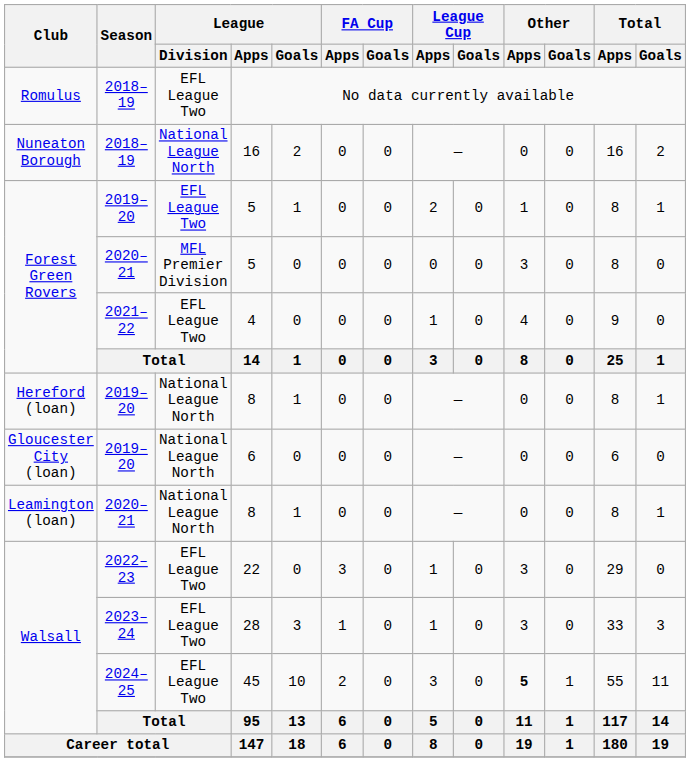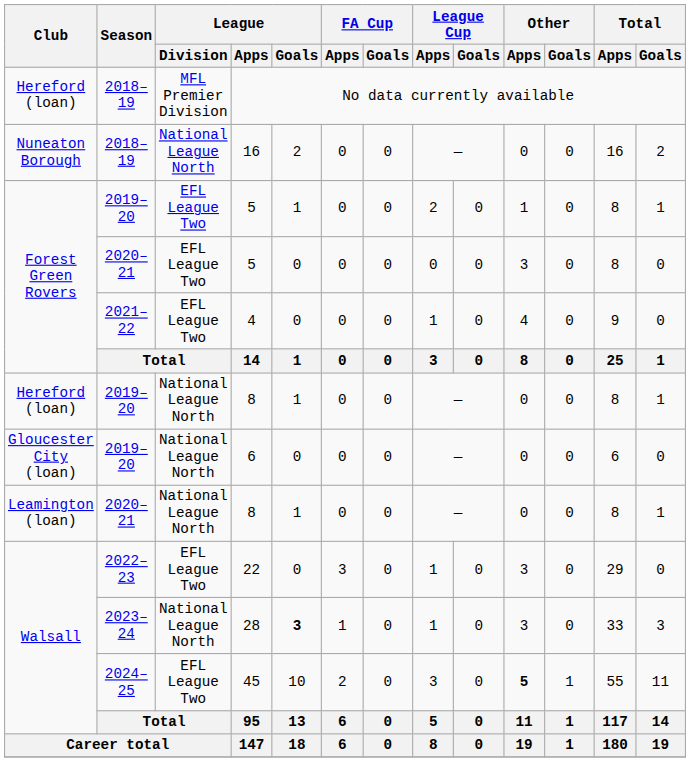(51, 96) Romulus -> (51, 96) Hereford (loan)
(193, 96) EFL League Two -> (193, 96) MFL Premier Division
(193, 265) MFL Premier Division -> (193, 265) EFL League Two
(193, 626) EFL League Two -> (193, 626) National League North
(297, 626) normal -> (297, 626) bold
